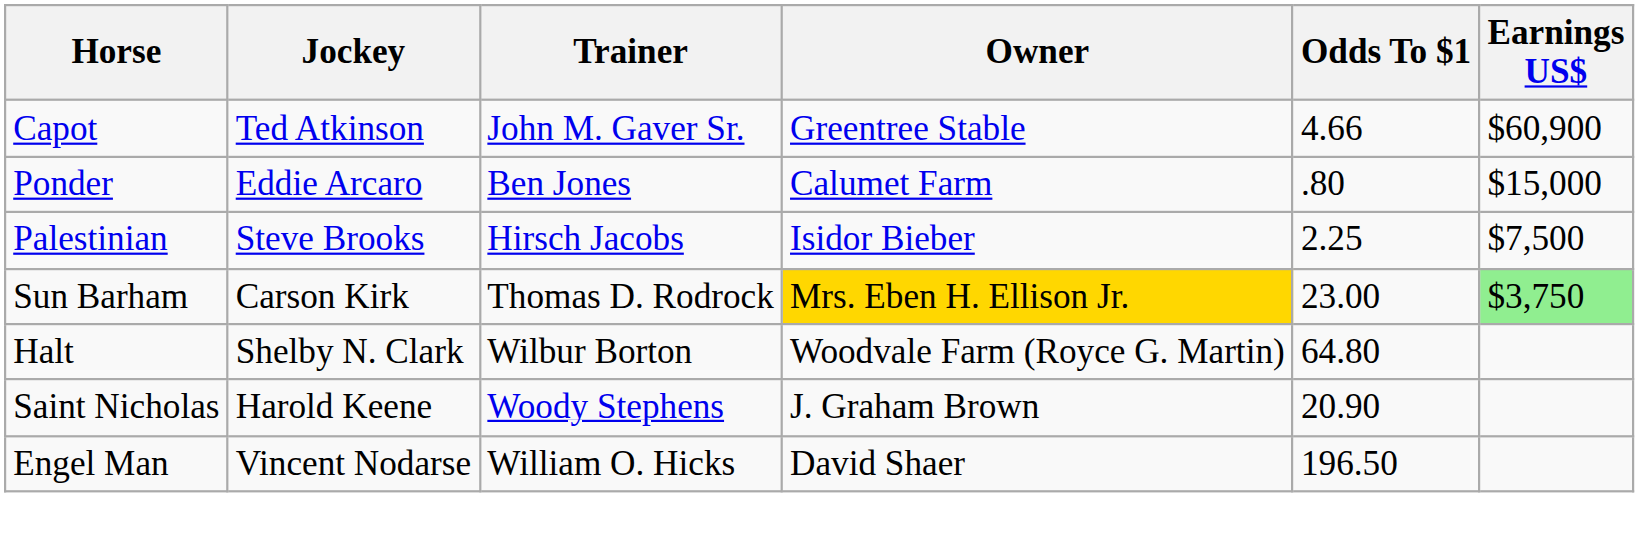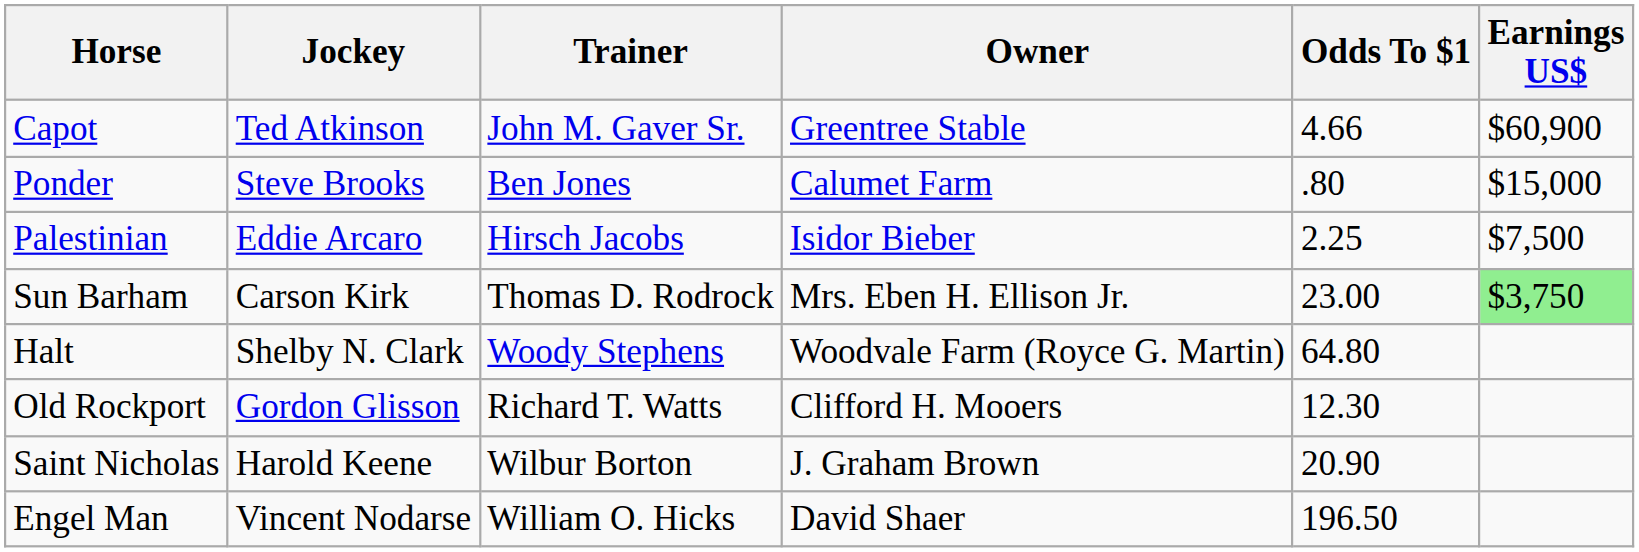(329, 183) Eddie Arcaro -> (330, 183) Steve Brooks
(330, 239) Steve Brooks -> (329, 239) Eddie Arcaro
(960, 295) gold background -> (960, 295) no background
(590, 351) Wilbur Borton -> (606, 351) Woody Stephens
+ row: (110, 406)
(606, 406) Woody Stephens -> (590, 462) Wilbur Borton
